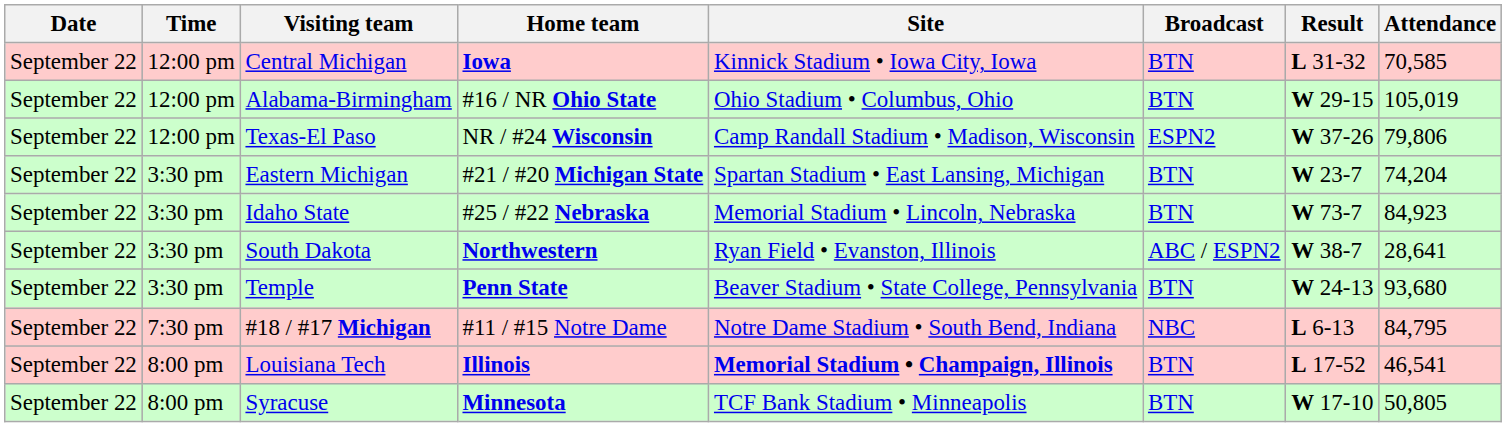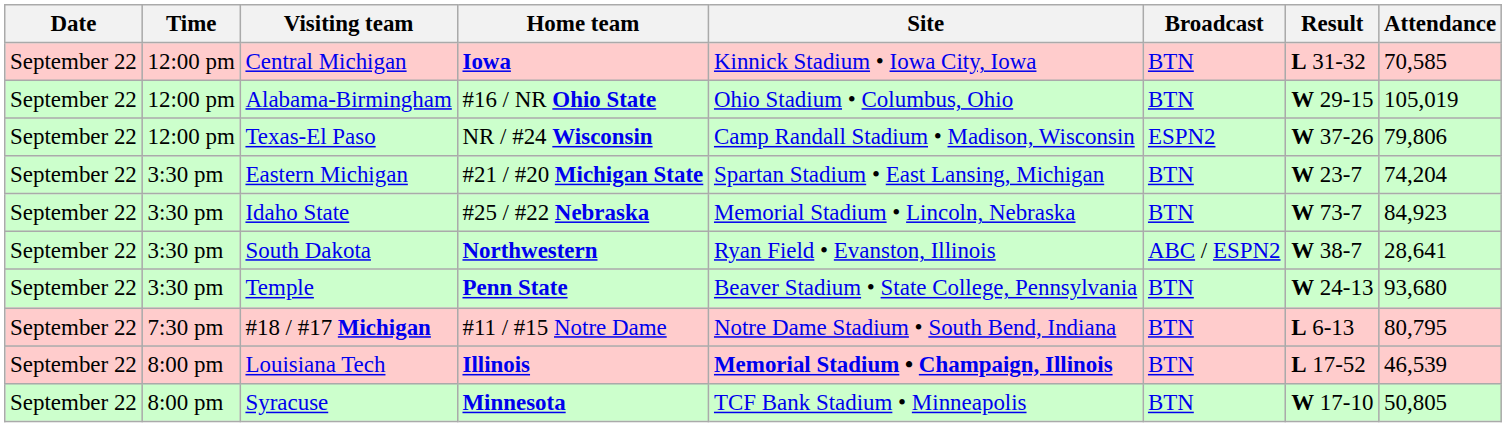(1172, 326) NBC -> (1171, 326) BTN
(1416, 326) 84,795 -> (1416, 326) 80,795
(1416, 364) 46,541 -> (1416, 364) 46,539
